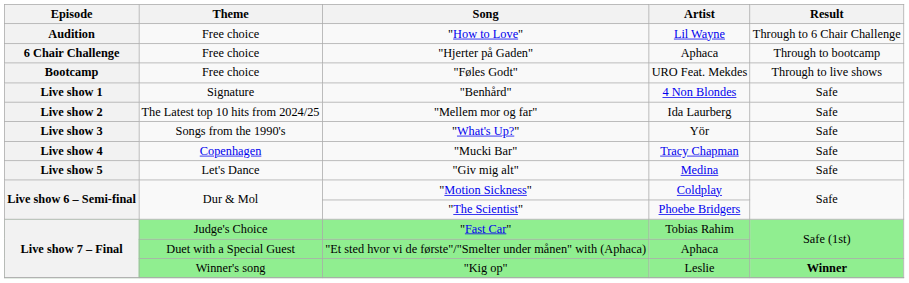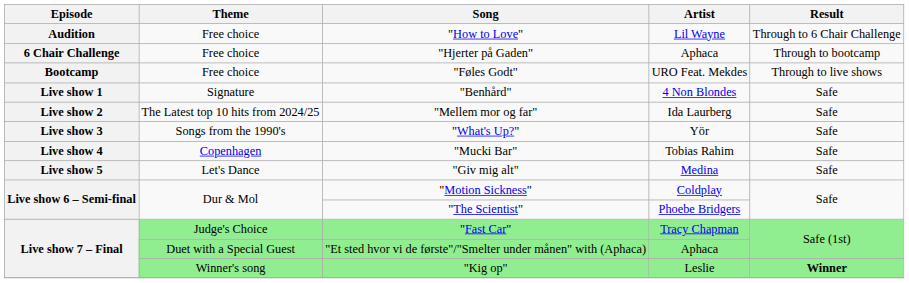(699, 151) Tracy Chapman -> (699, 151) Tobias Rahim
(699, 229) Tobias Rahim -> (699, 229) Tracy Chapman
